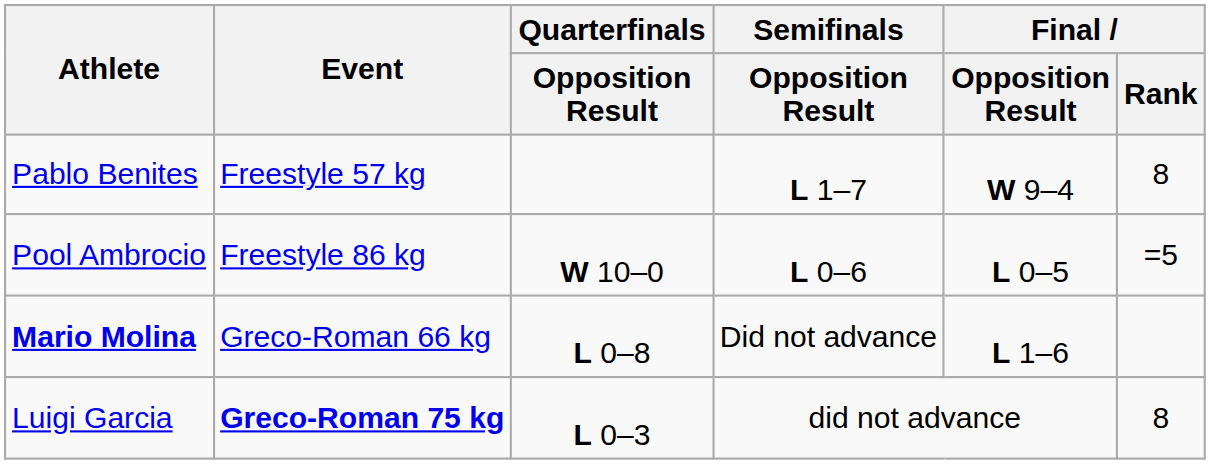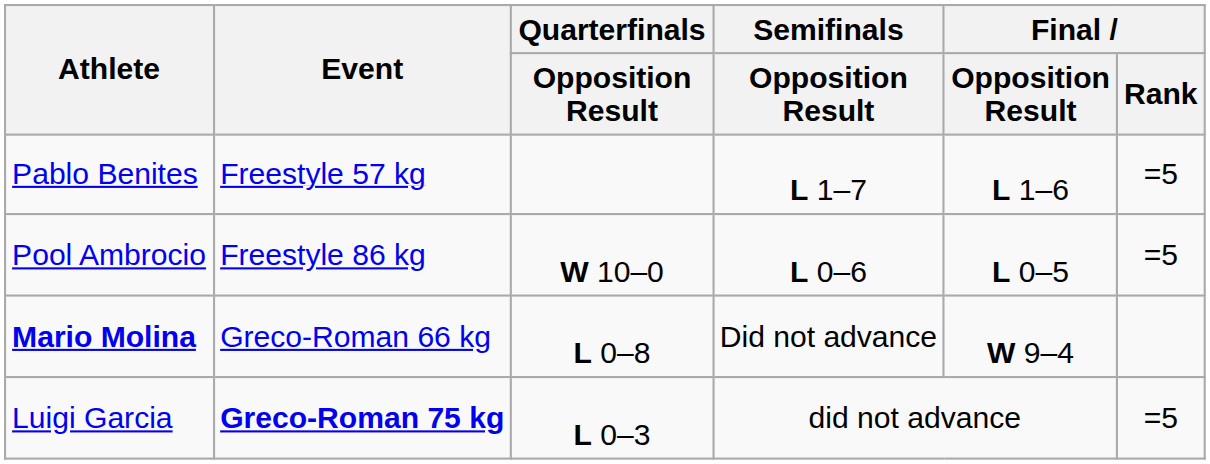(1031, 191) W 9–4 -> (1031, 191) L 1–6
(1161, 174) 8 -> (1161, 174) =5
(1031, 353) L 1–6 -> (1031, 353) W 9–4
(1161, 417) 8 -> (1161, 417) =5
